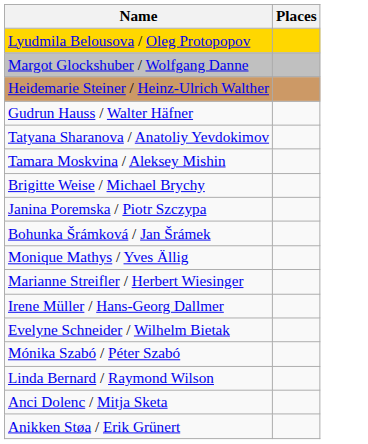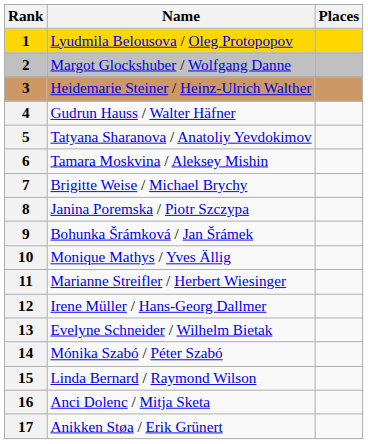+ column: (26, 16)
